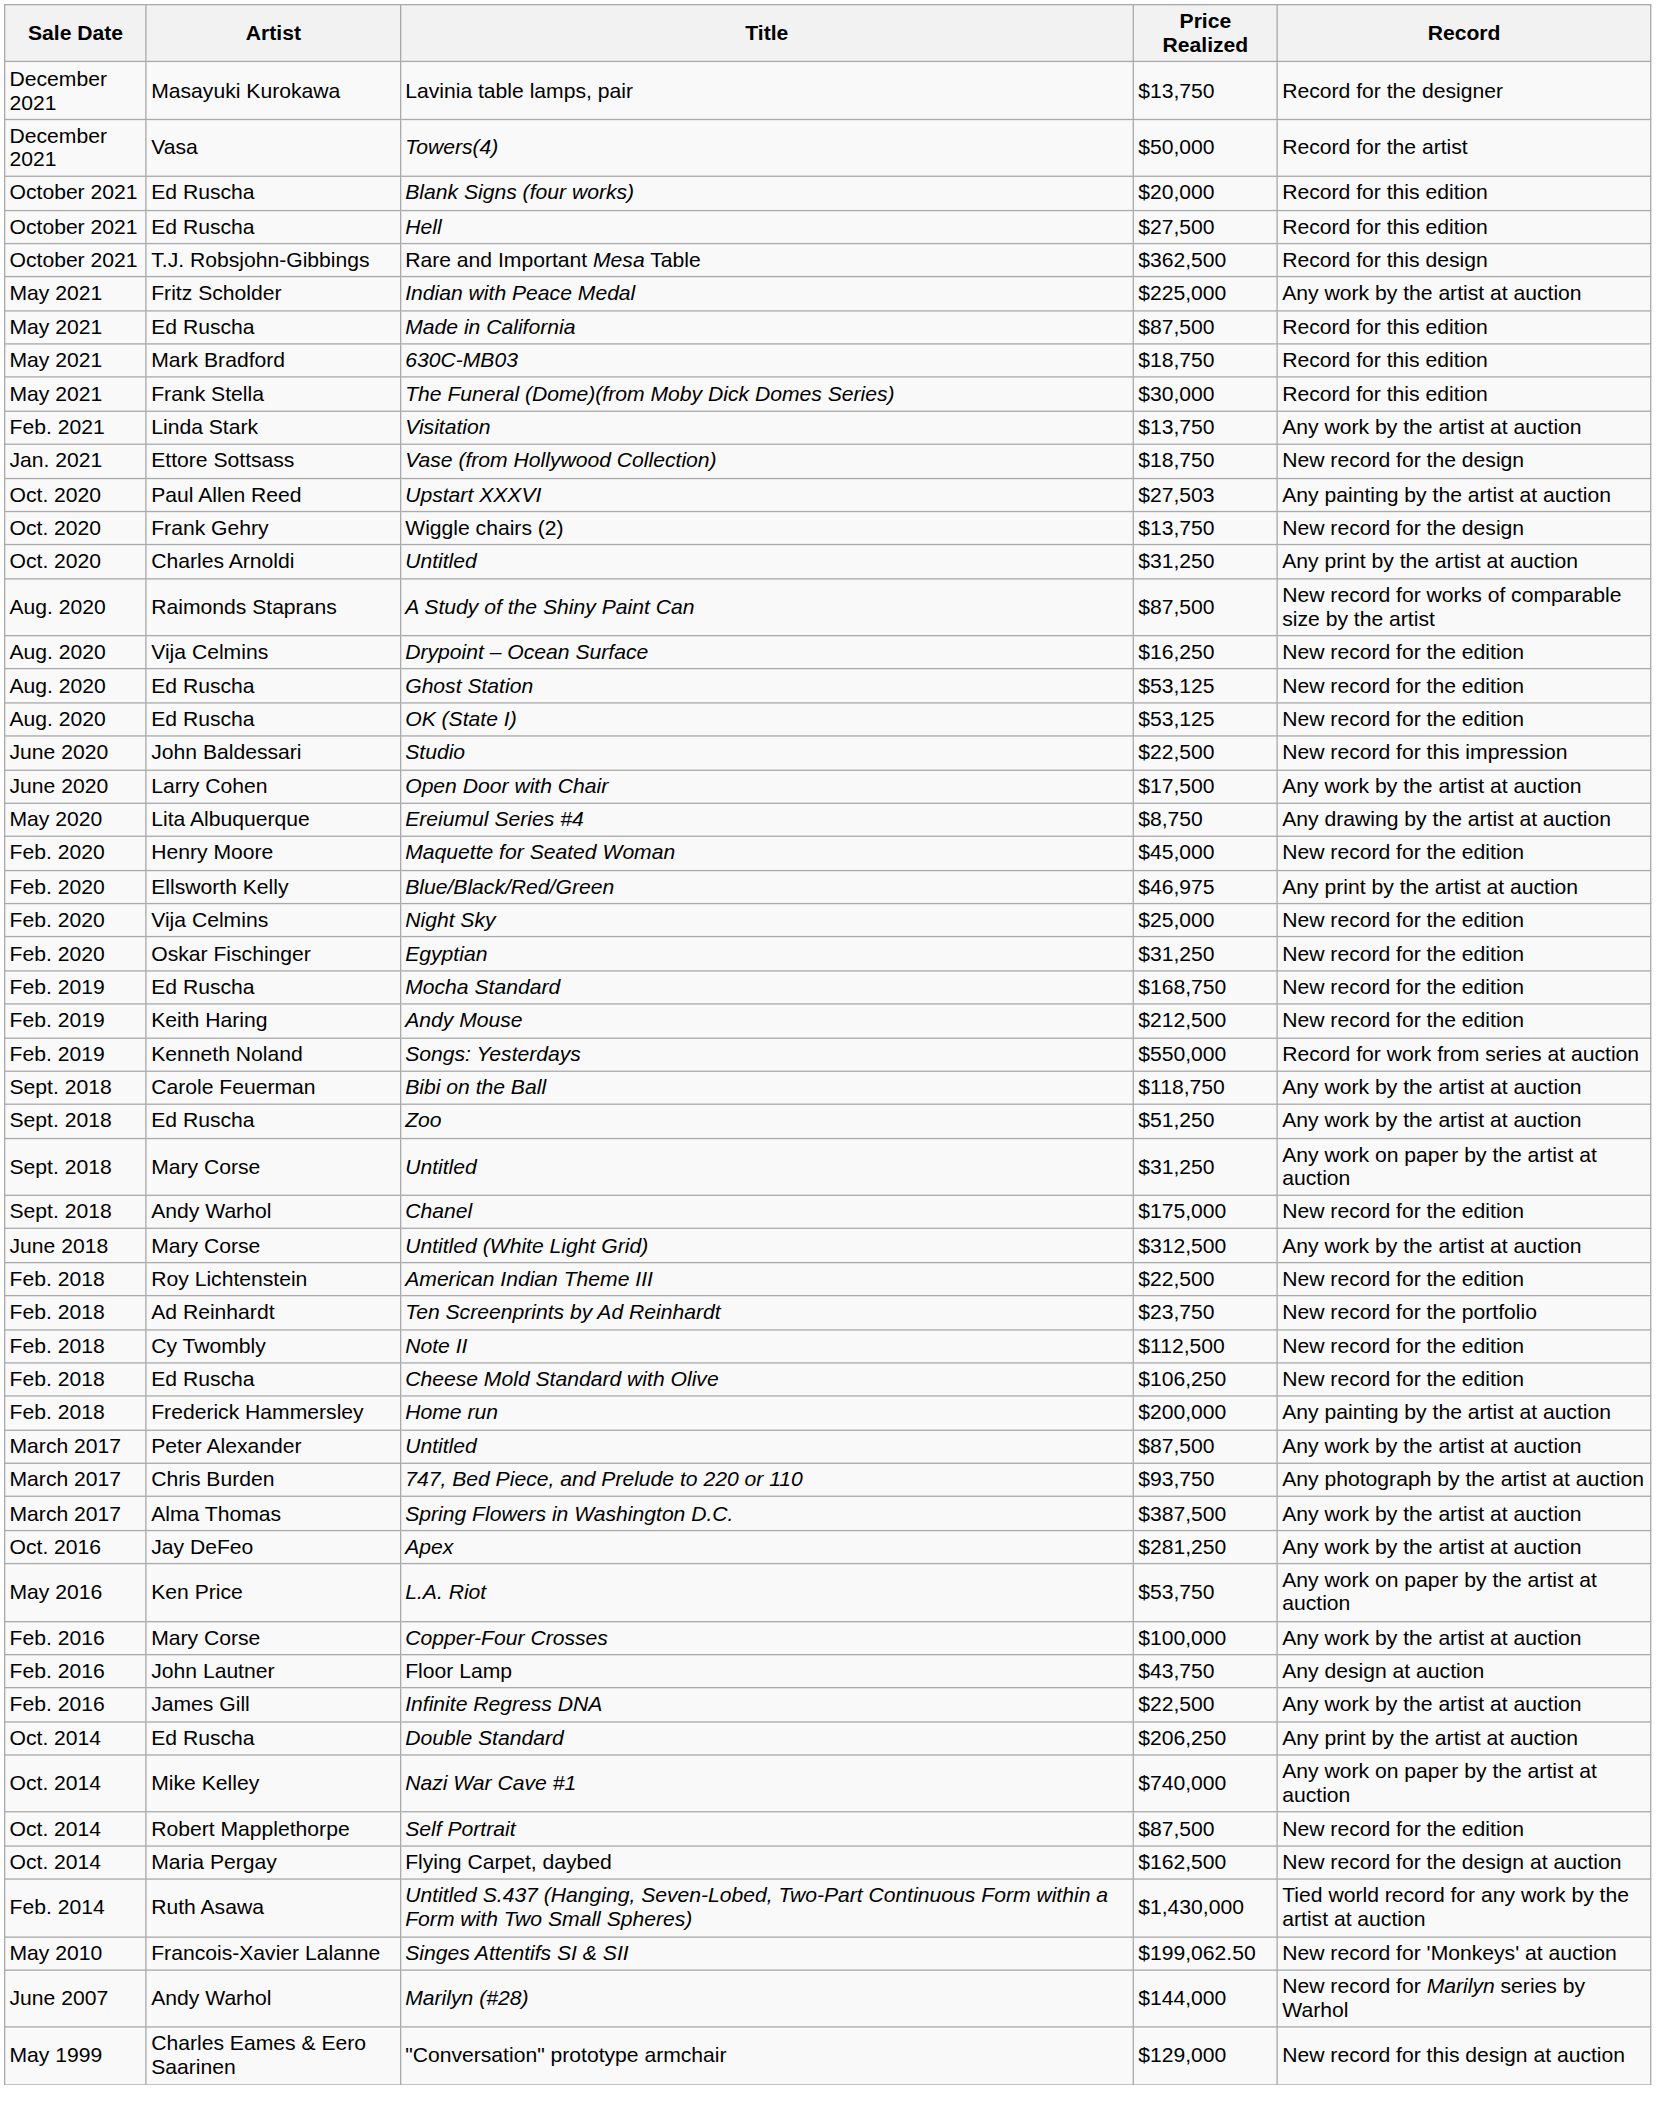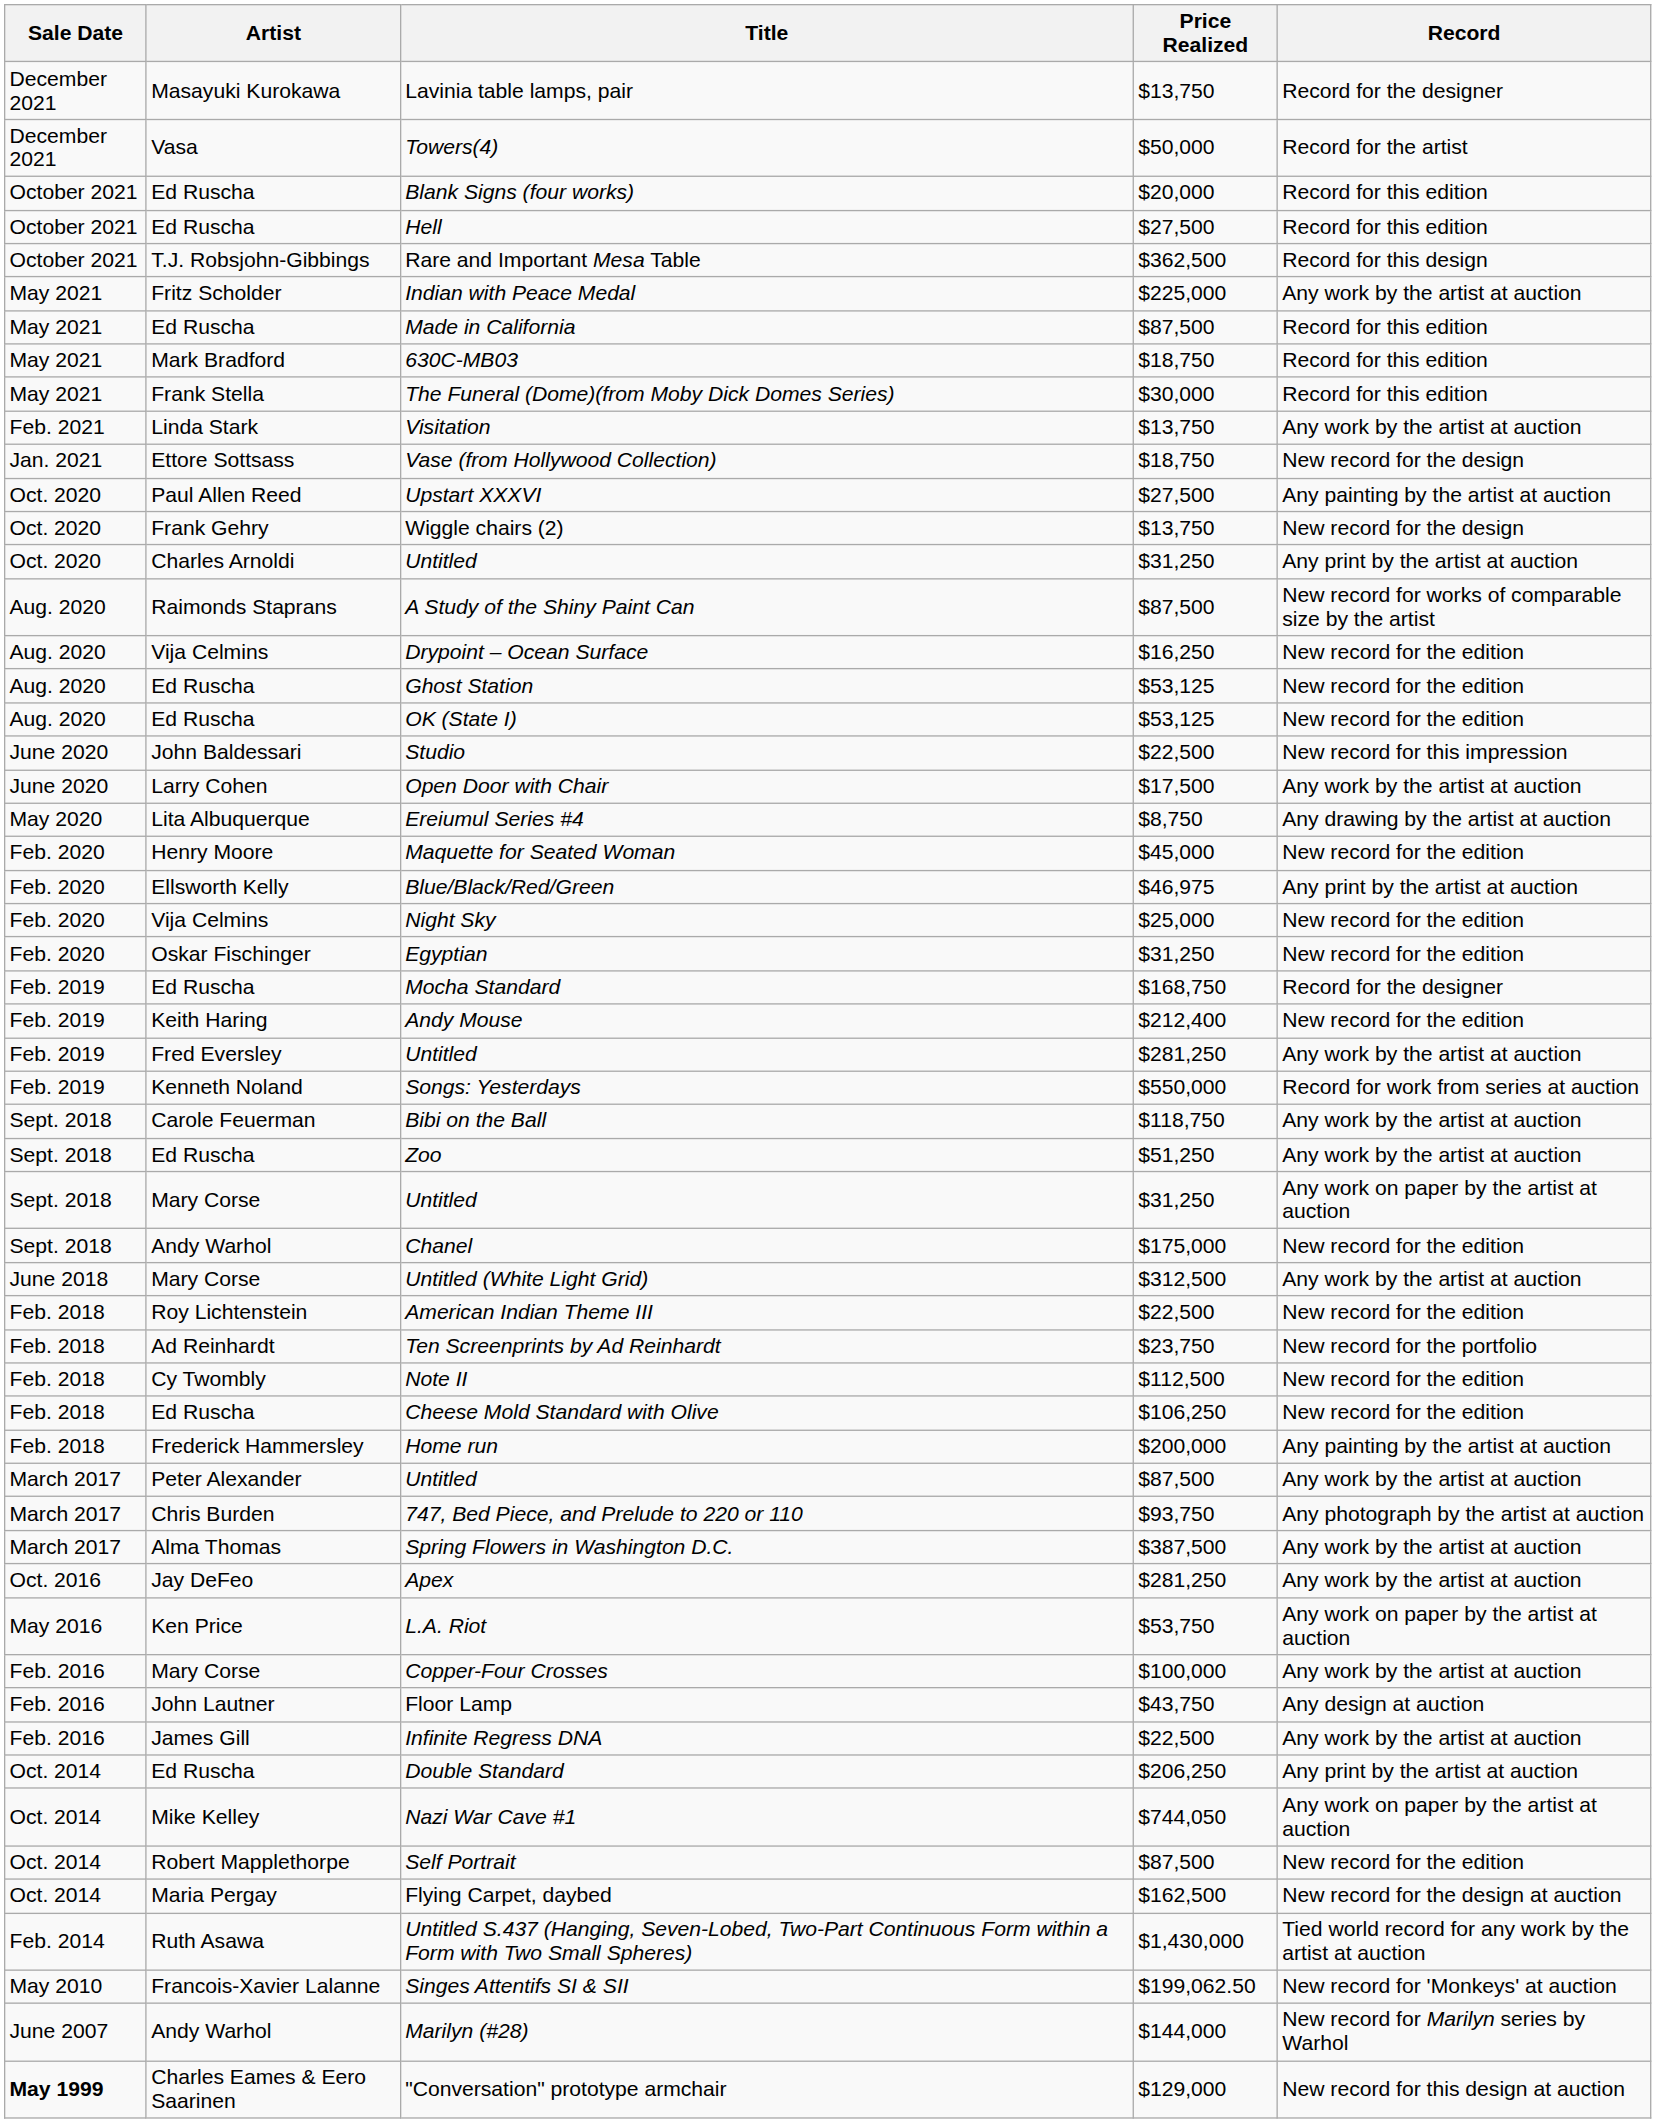(1176, 494) $27,503 -> (1176, 494) $27,500
(1403, 987) New record for the edition -> (1393, 987) Record for the designer
(1182, 1020) $212,500 -> (1182, 1020) $212,400
+ row: (216, 1054)
(1182, 1783) $740,000 -> (1182, 1816) $744,050
(56, 2055) normal -> (57, 2089) bold
